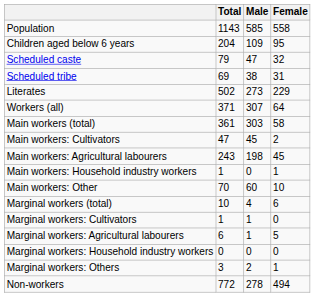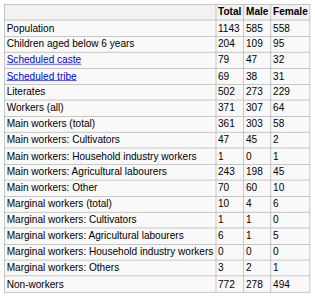rows swapped: (87, 156) <-> (102, 172)
